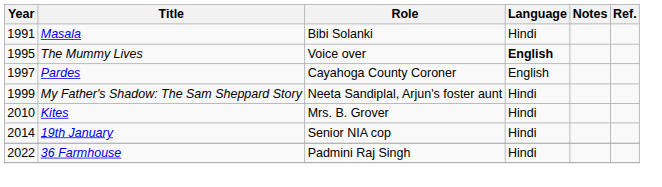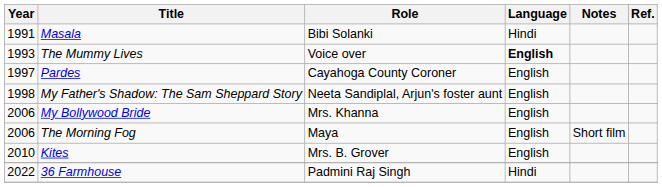(21, 53) 1995 -> (21, 53) 1993
(21, 93) 1999 -> (21, 93) 1998
(522, 93) Hindi -> (528, 93) English
+ row: (96, 113)
+ row: (88, 133)
(522, 113) Hindi -> (528, 152) English
- row: (77, 133)
